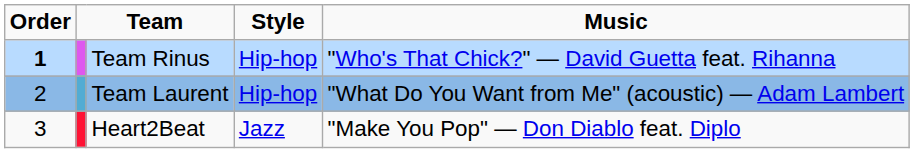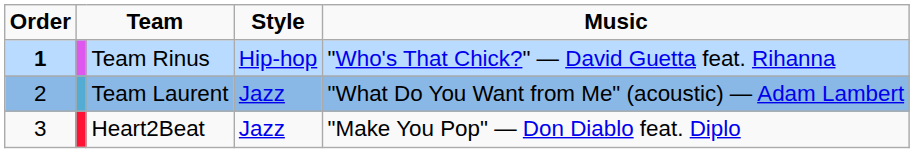(278, 93) Hip-hop -> (262, 93) Jazz
